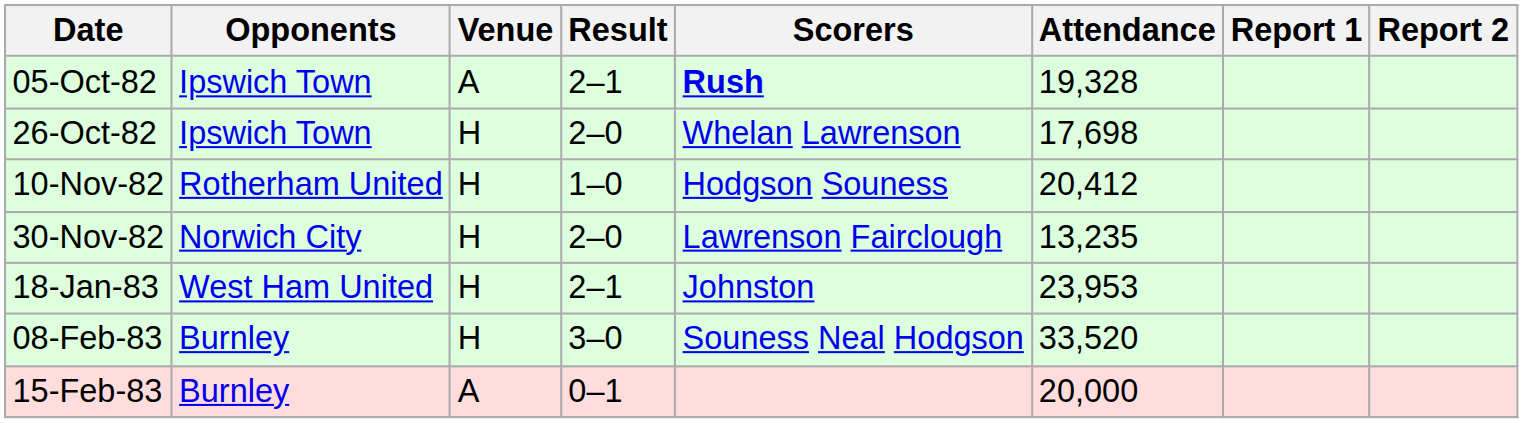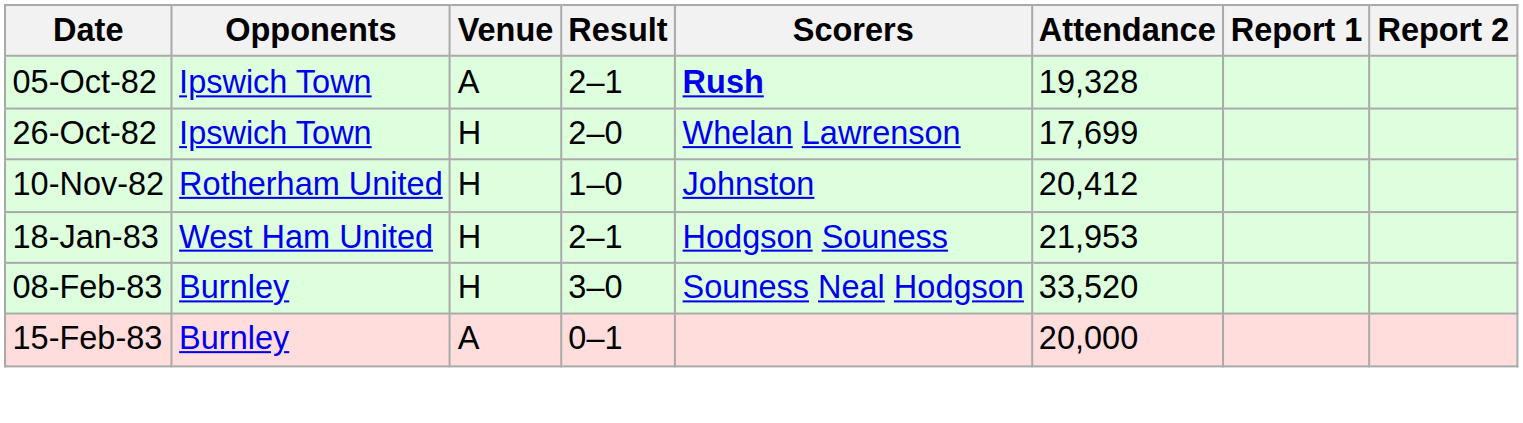(1089, 133) 17,698 -> (1089, 133) 17,699
(815, 184) Hodgson Souness -> (749, 184) Johnston
- row: (88, 236)
(749, 287) Johnston -> (815, 236) Hodgson Souness
(1089, 287) 23,953 -> (1089, 236) 21,953
